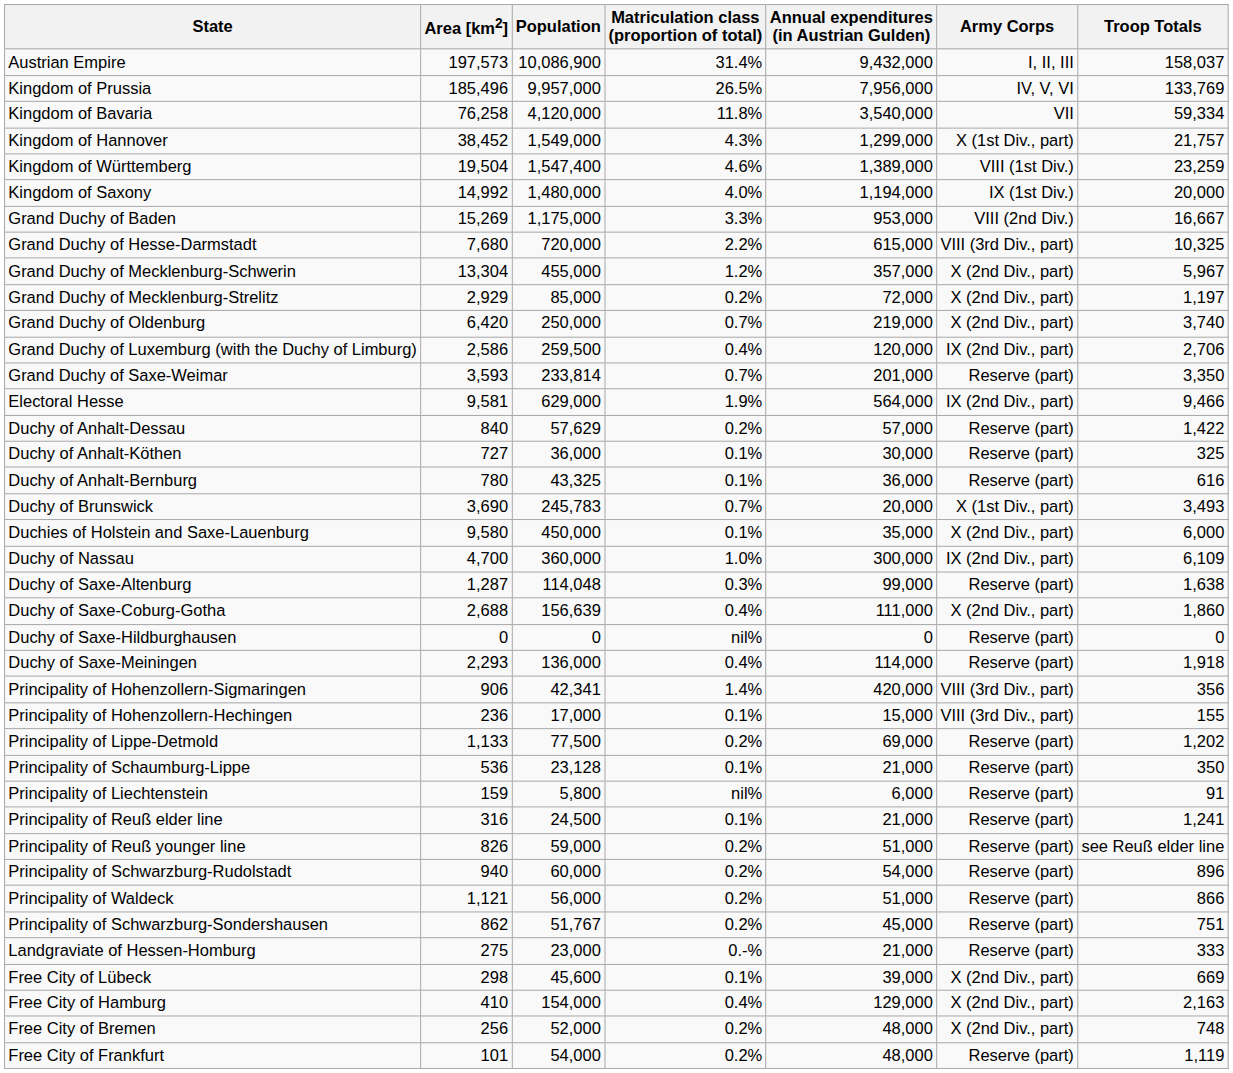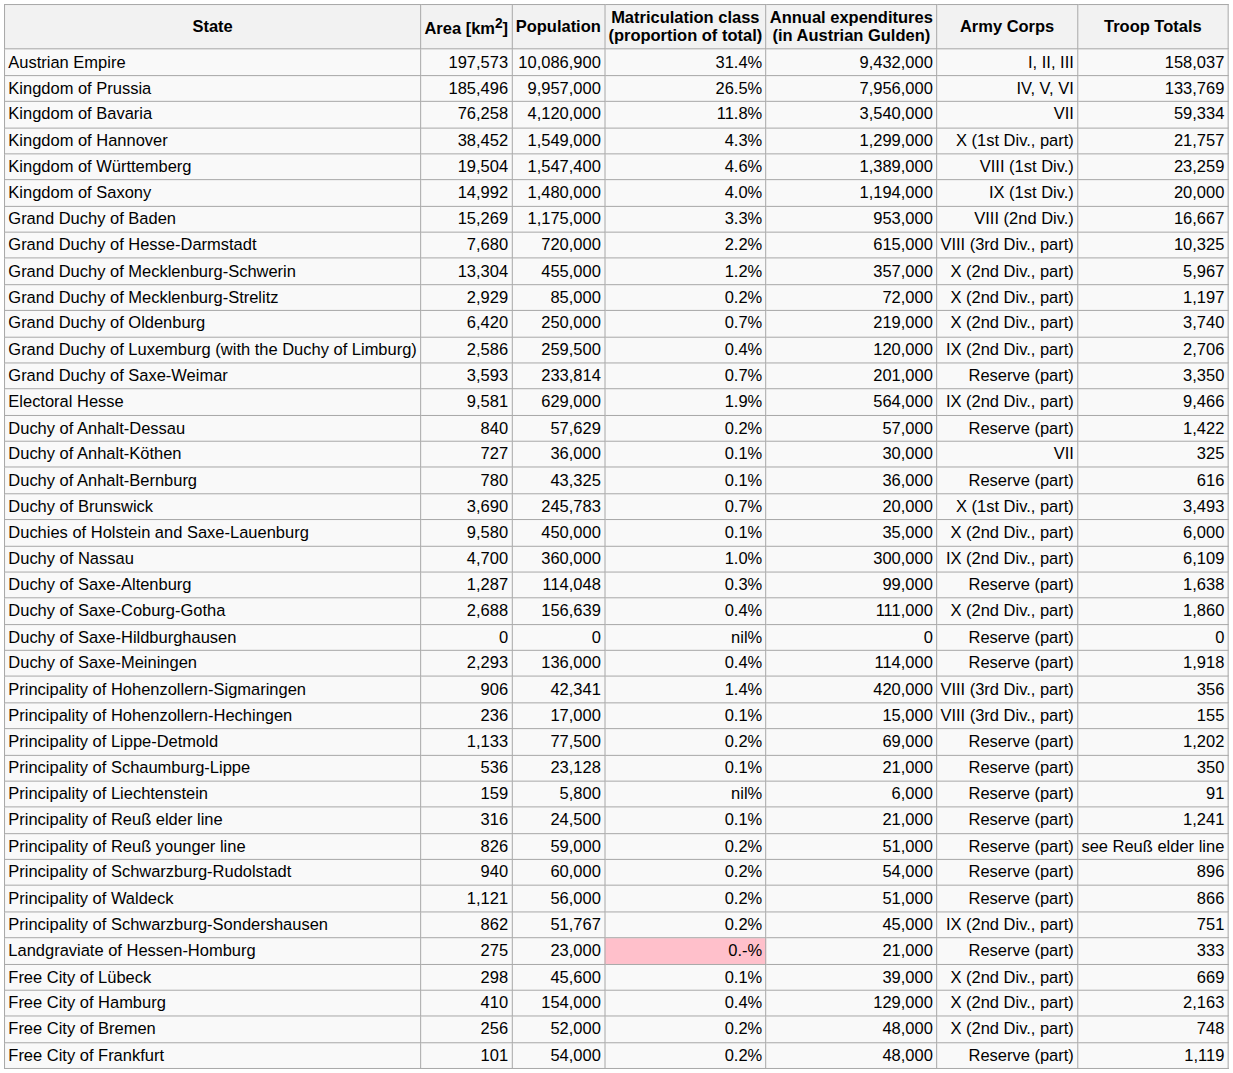(1021, 454) Reserve (part) -> (1064, 454) VII
(1021, 924) Reserve (part) -> (1010, 924) IX (2nd Div., part)
(745, 950) no background -> (745, 950) pink background
